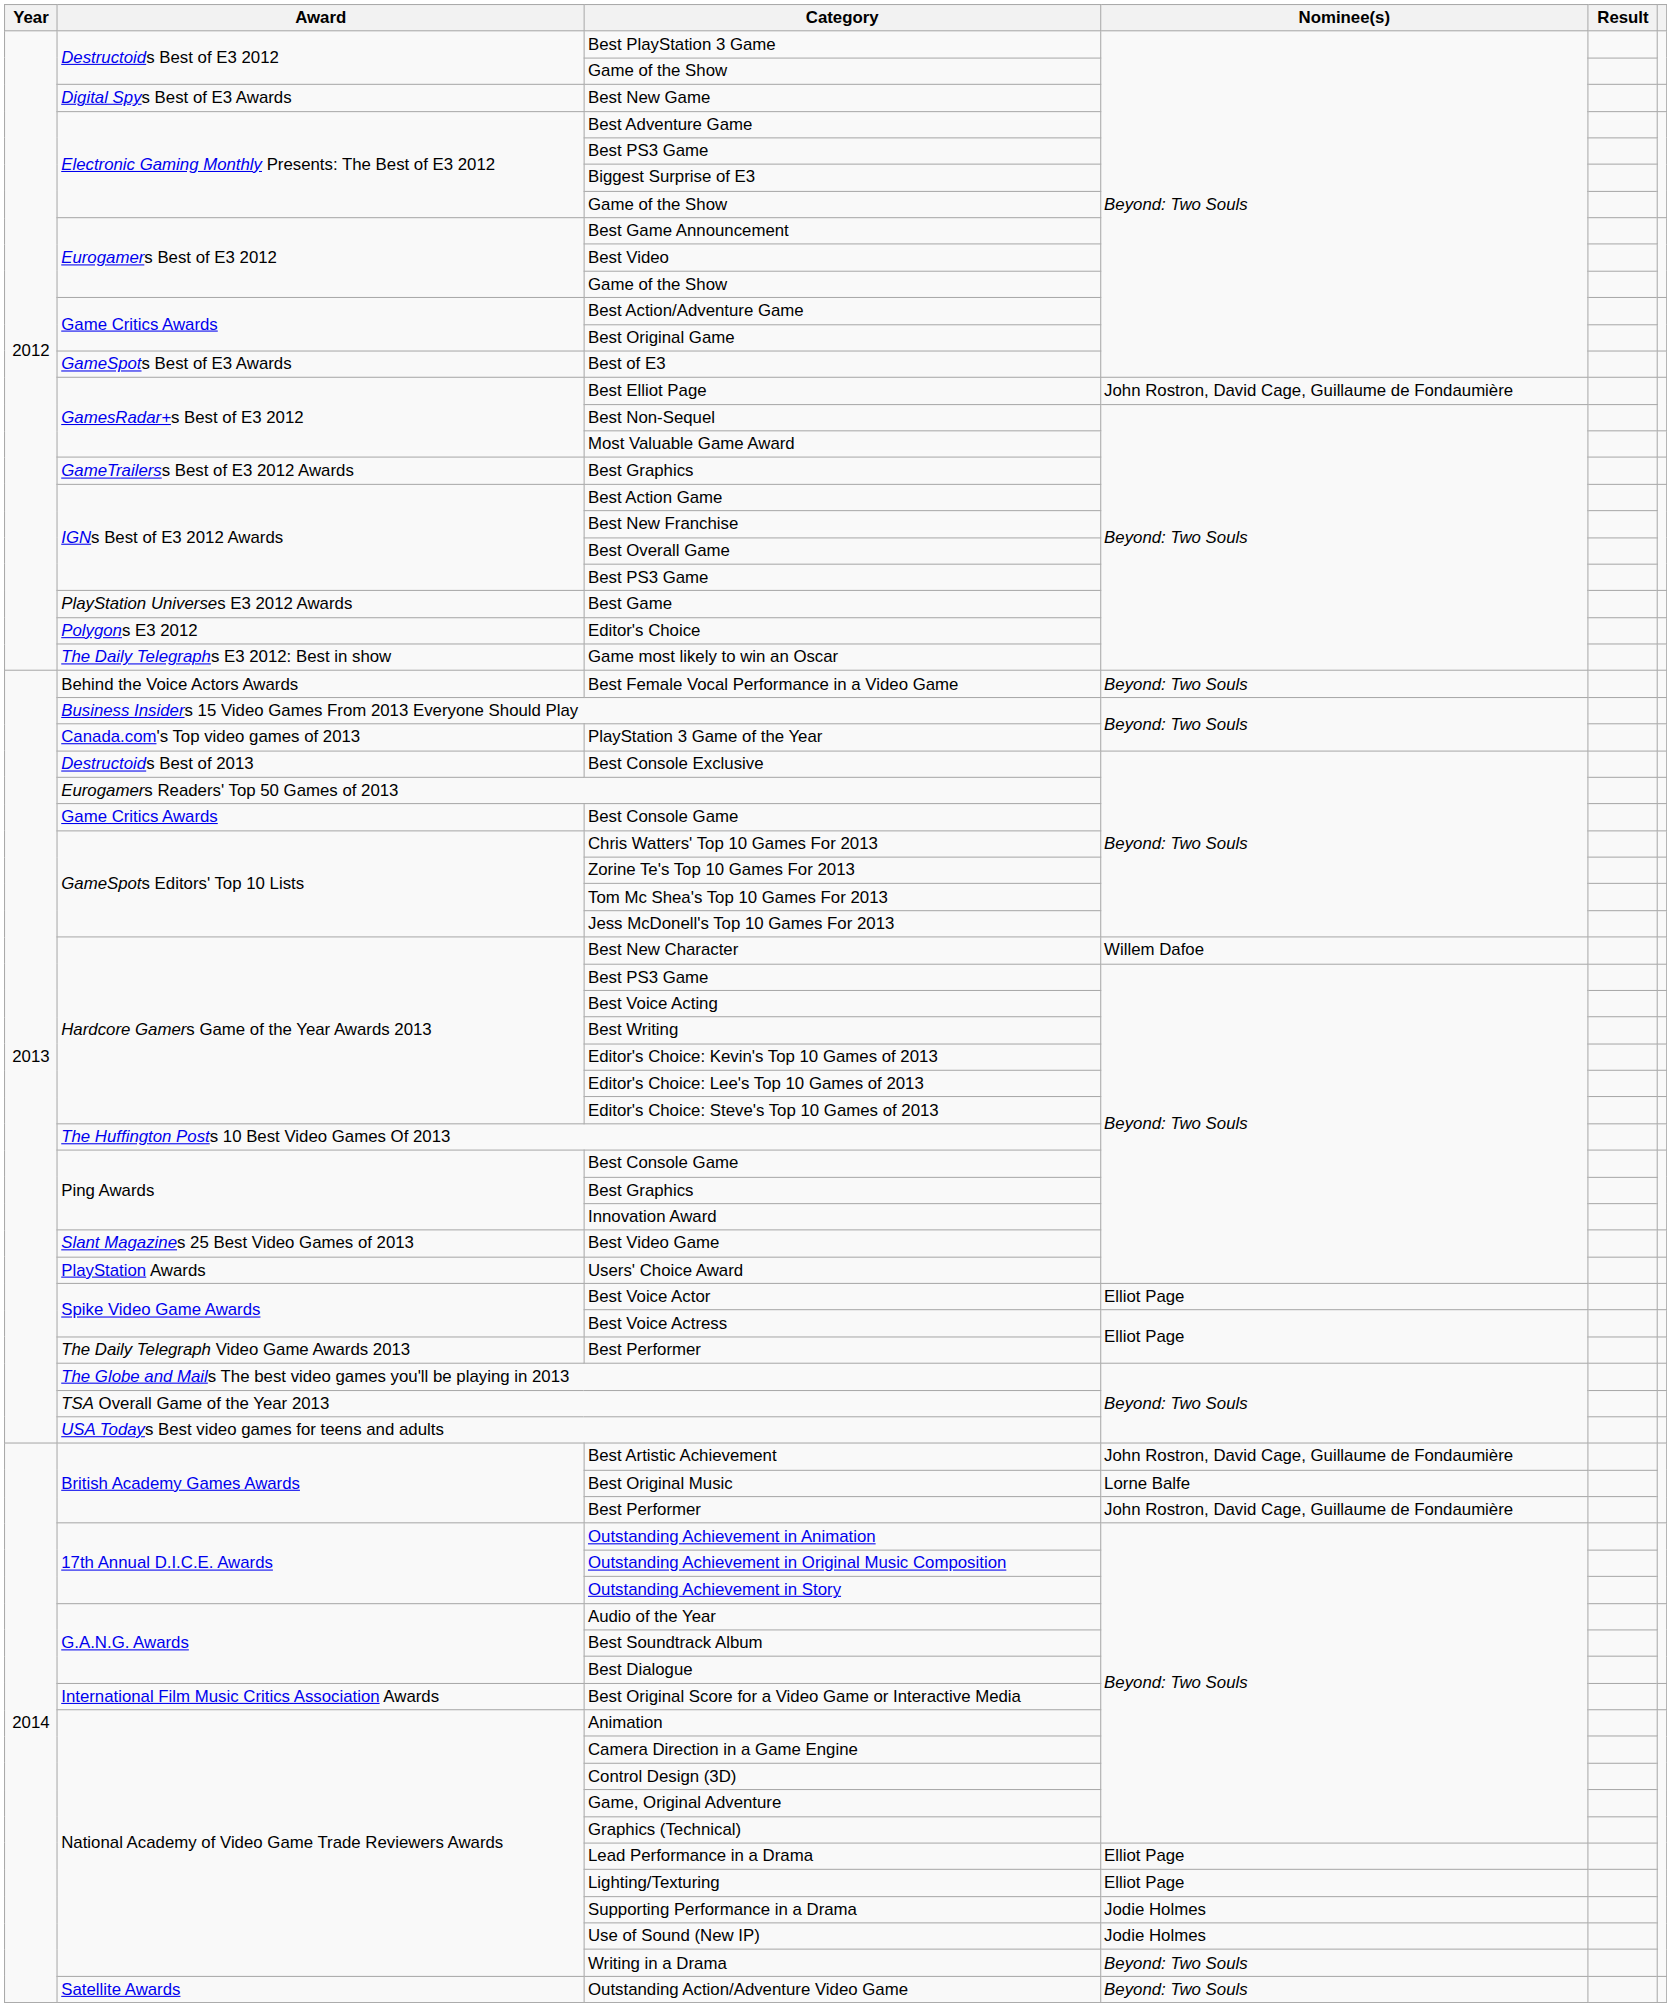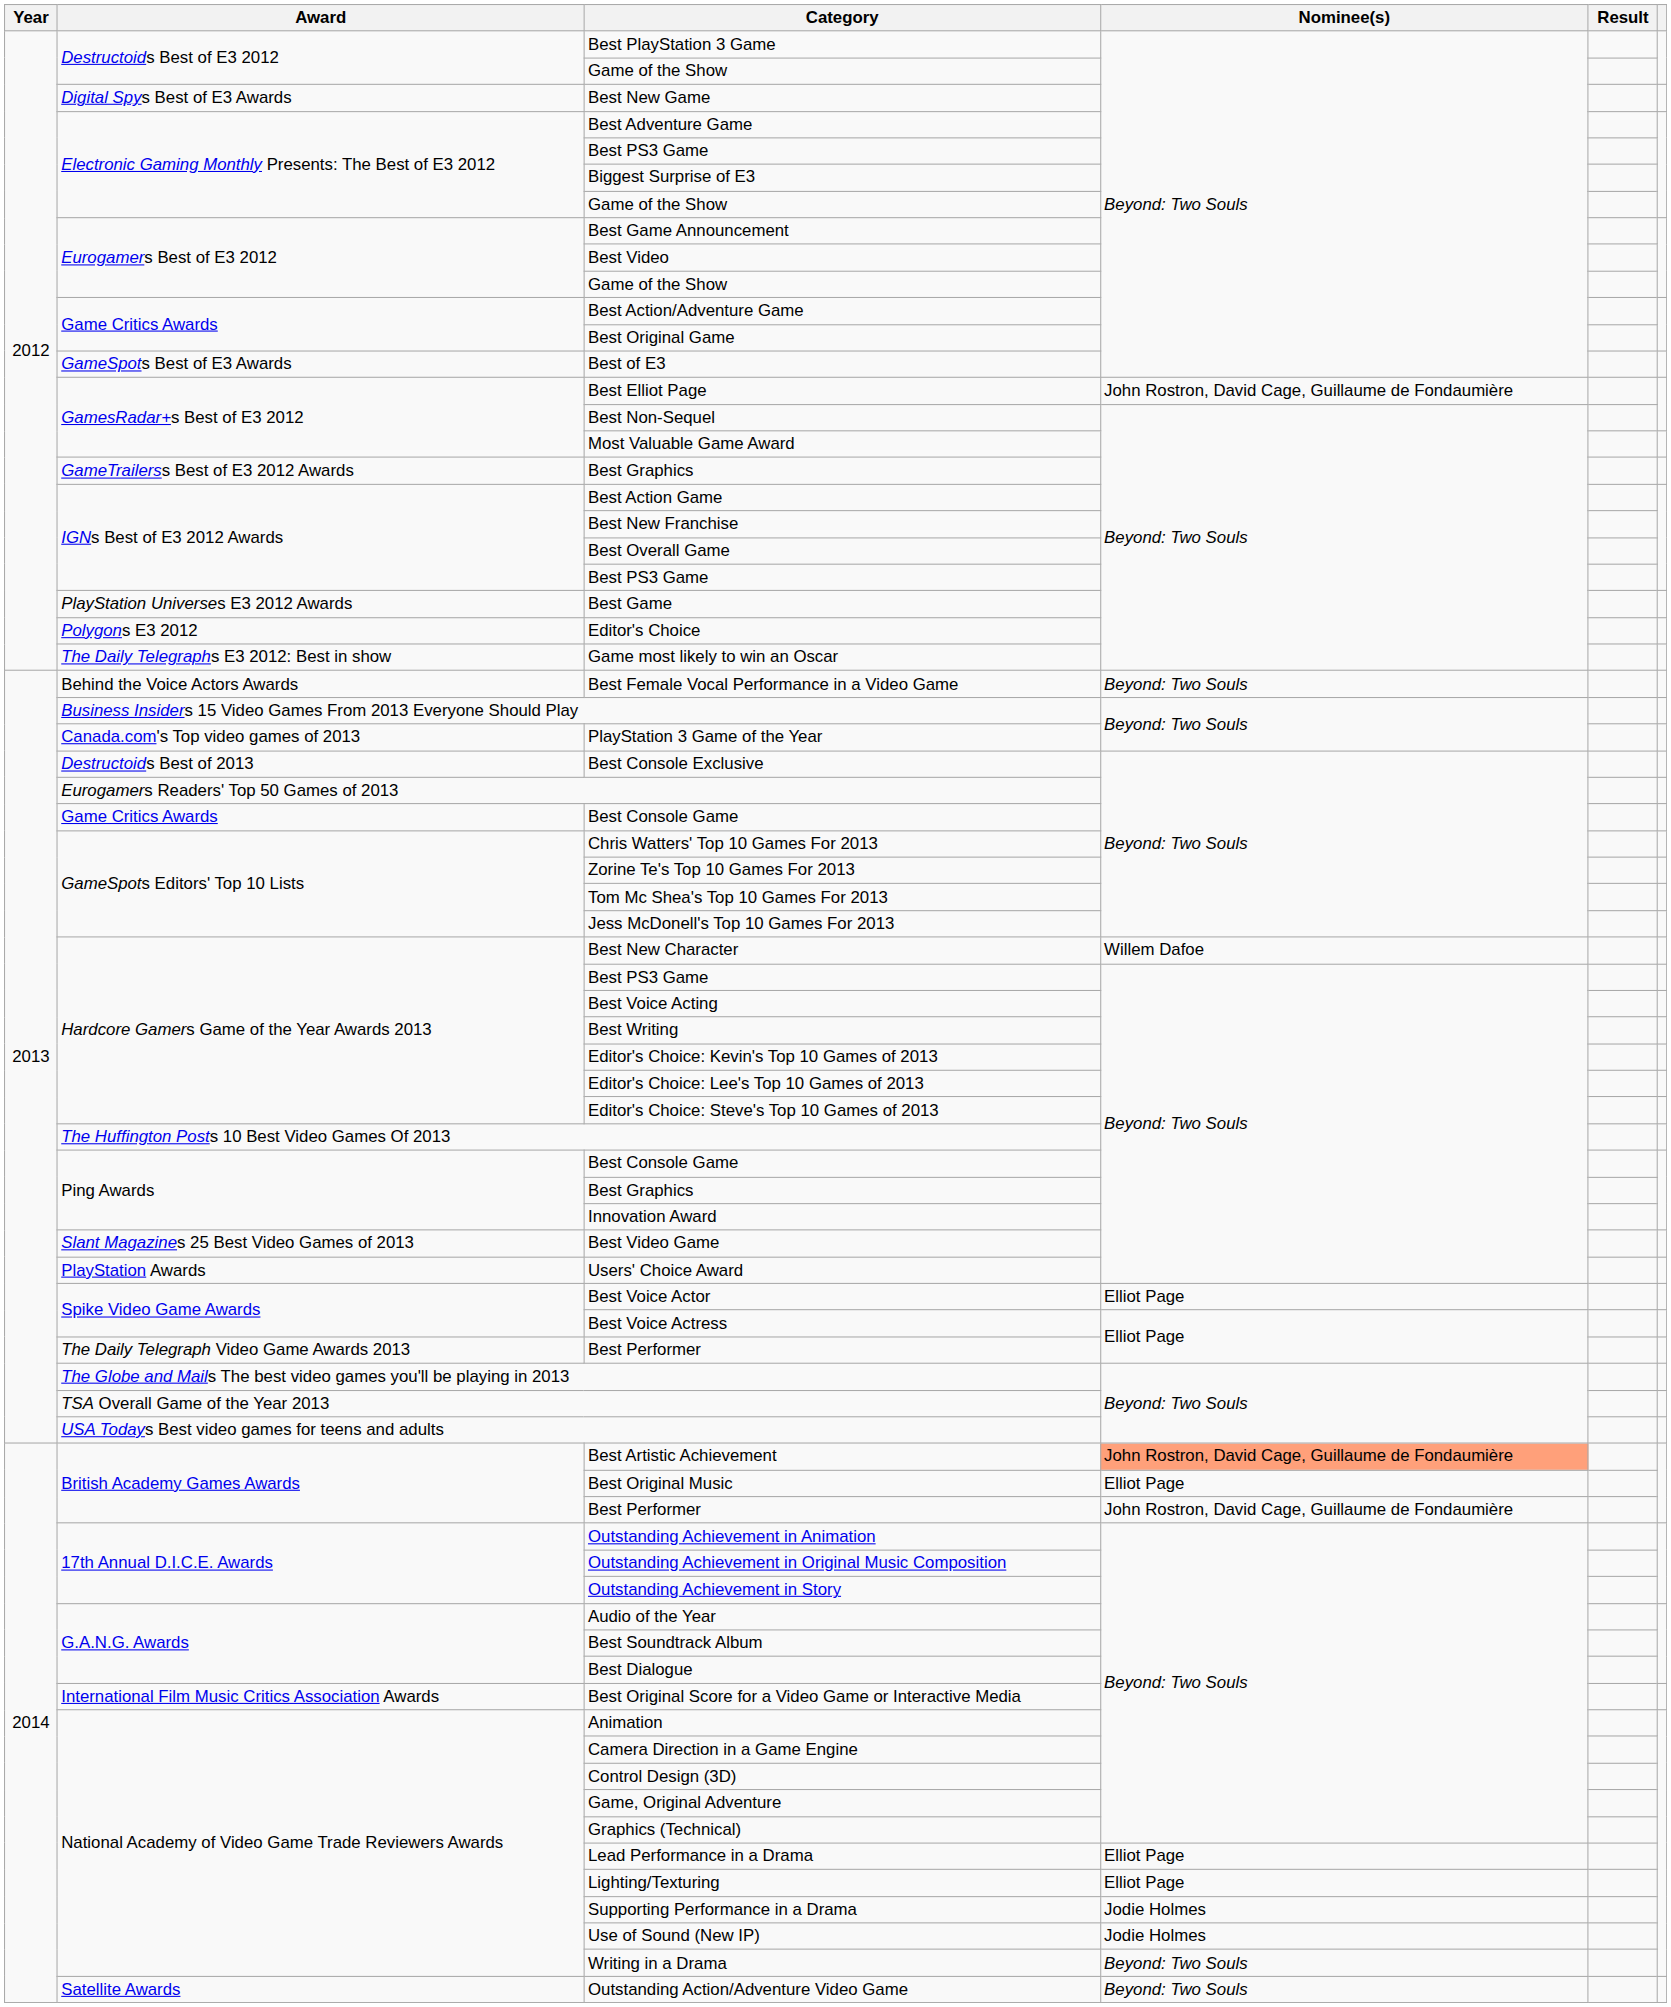(1309, 1456) no background -> (1309, 1456) lightsalmon background
(1147, 1483) Lorne Balfe -> (1144, 1483) Elliot Page
